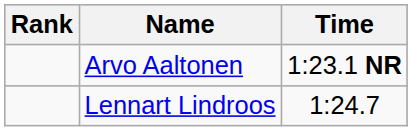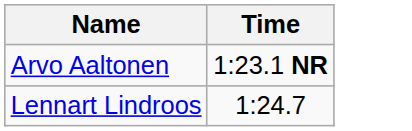- column: (42, 24)
